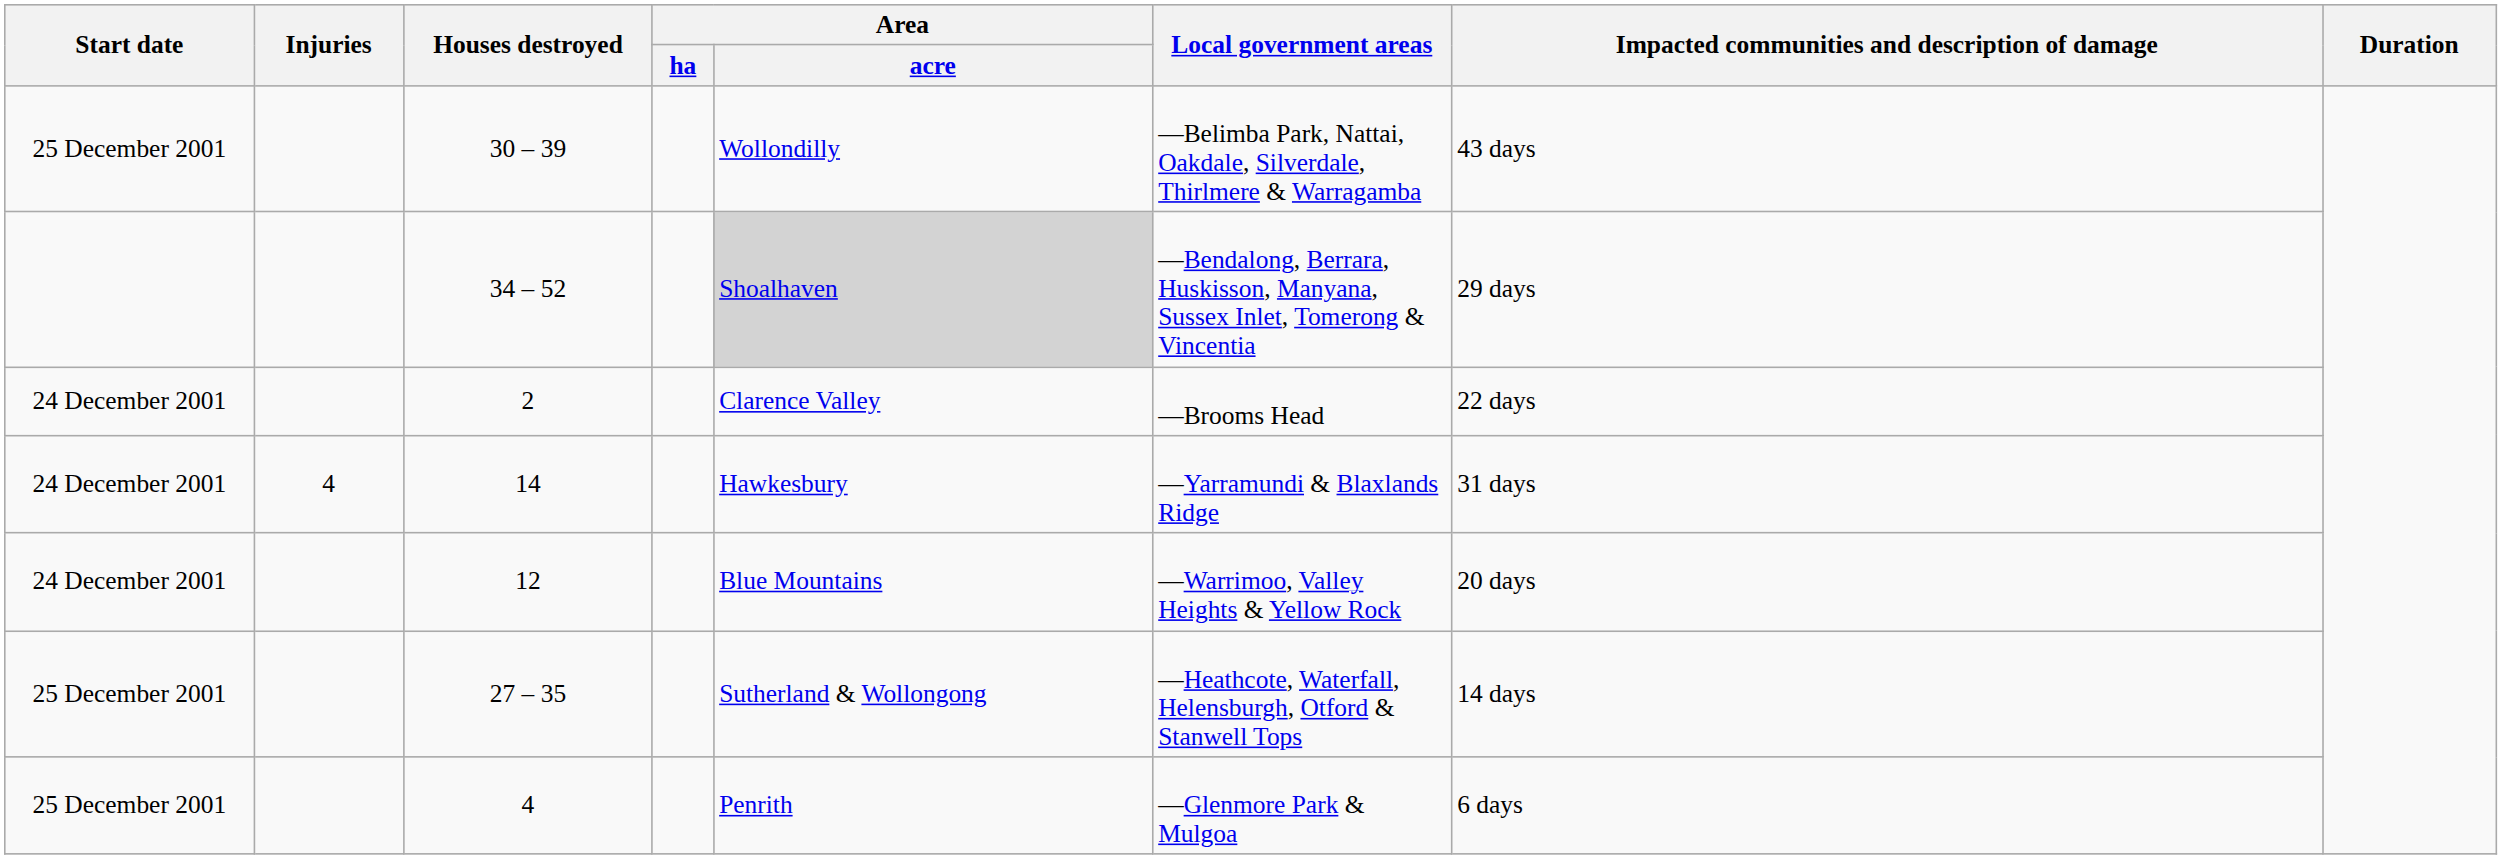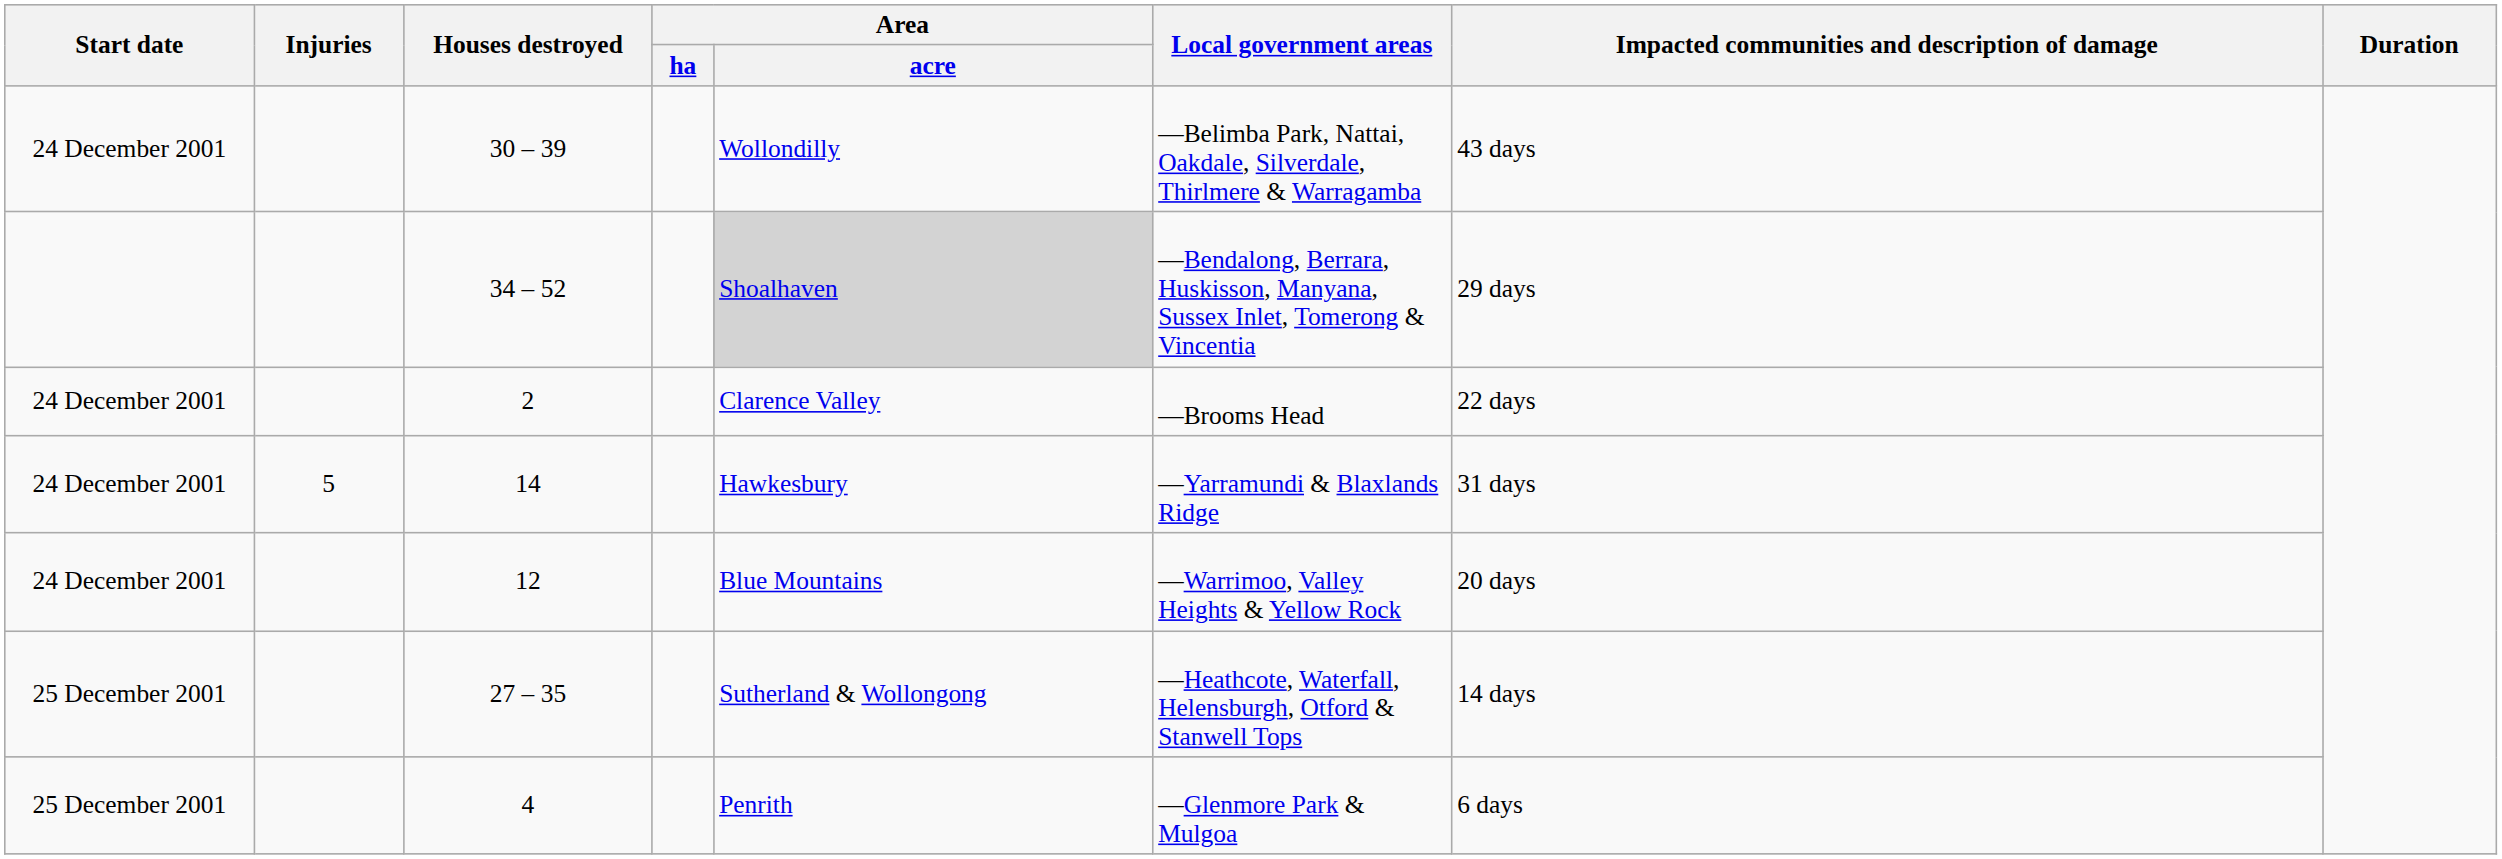(129, 148) 25 December 2001 -> (129, 148) 24 December 2001
(329, 483) 4 -> (329, 483) 5
